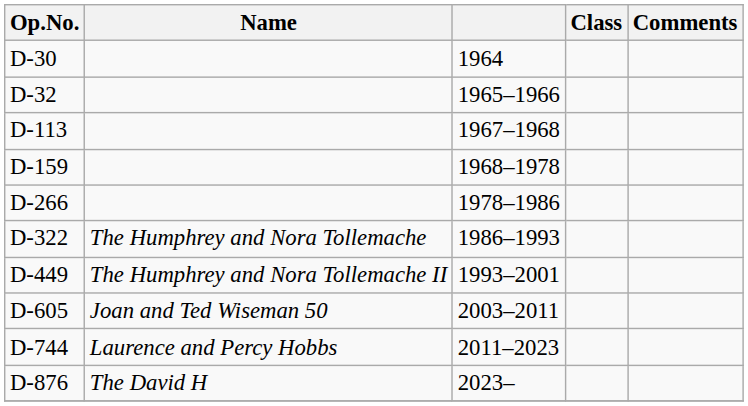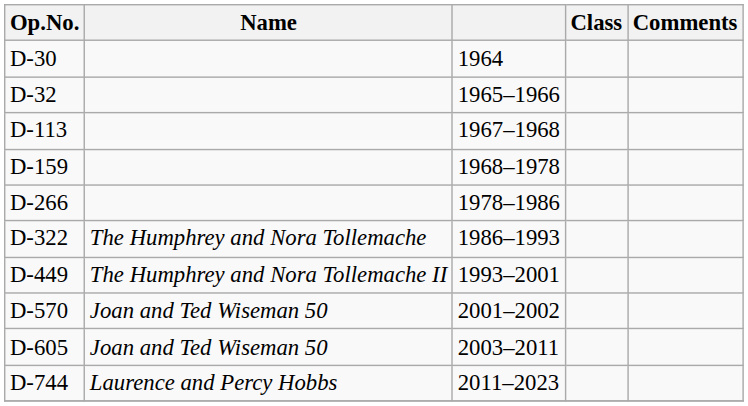+ row: (39, 310)
- row: (39, 382)
